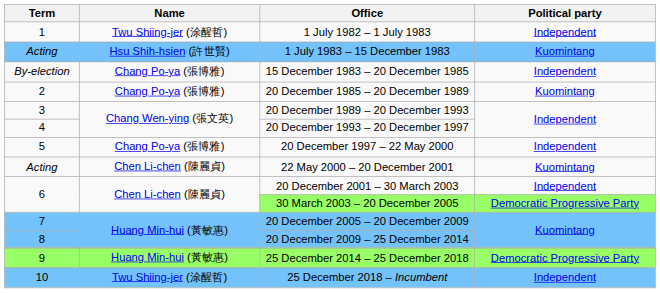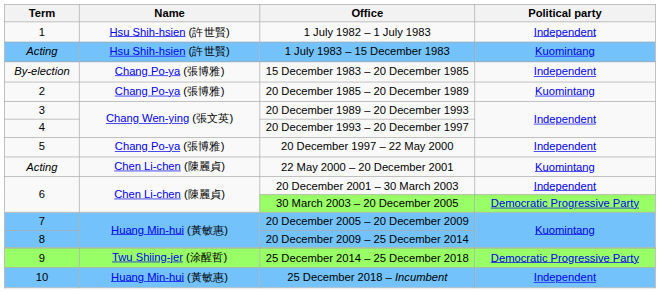(170, 31) Twu Shiing-jer (涂醒哲) -> (170, 31) Hsu Shih-hsien (許世賢)
(170, 257) Huang Min-hui (黃敏惠) -> (170, 257) Twu Shiing-jer (涂醒哲)
(170, 277) Twu Shiing-jer (涂醒哲) -> (170, 277) Huang Min-hui (黃敏惠)
